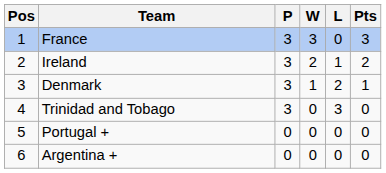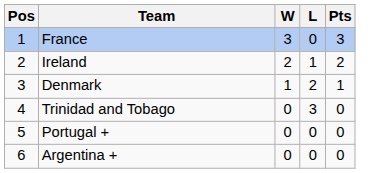- column: (288, 16)
